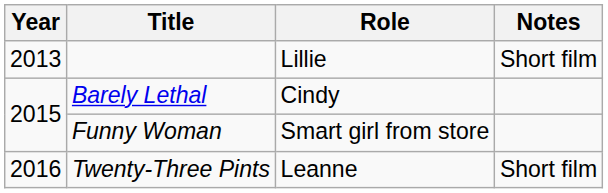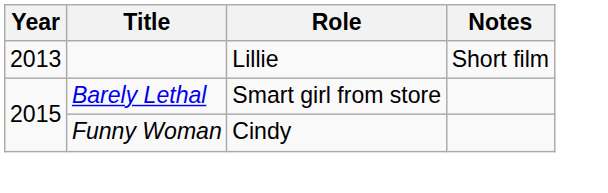(310, 95) Cindy -> (337, 95) Smart girl from store
(385, 132) Smart girl from store -> (262, 132) Cindy
- row: (171, 168)
